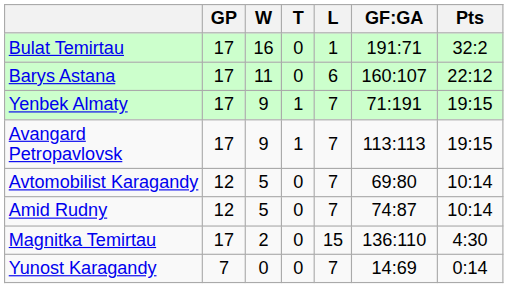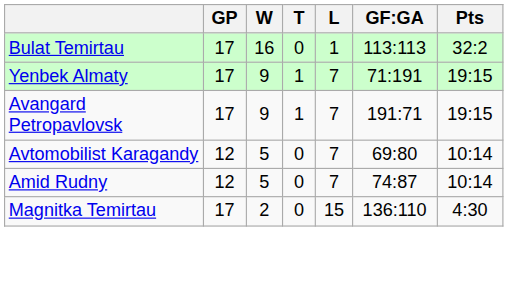(394, 47) 191:71 -> (395, 47) 113:113
- row: (62, 76)
(394, 143) 113:113 -> (395, 115) 191:71
- row: (83, 268)
